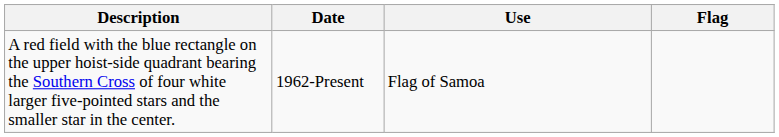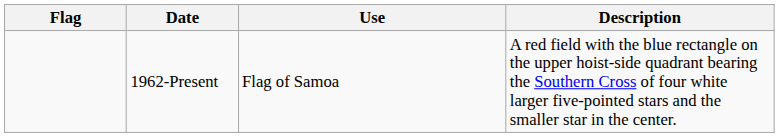columns swapped: (713, 17) <-> (138, 17)
